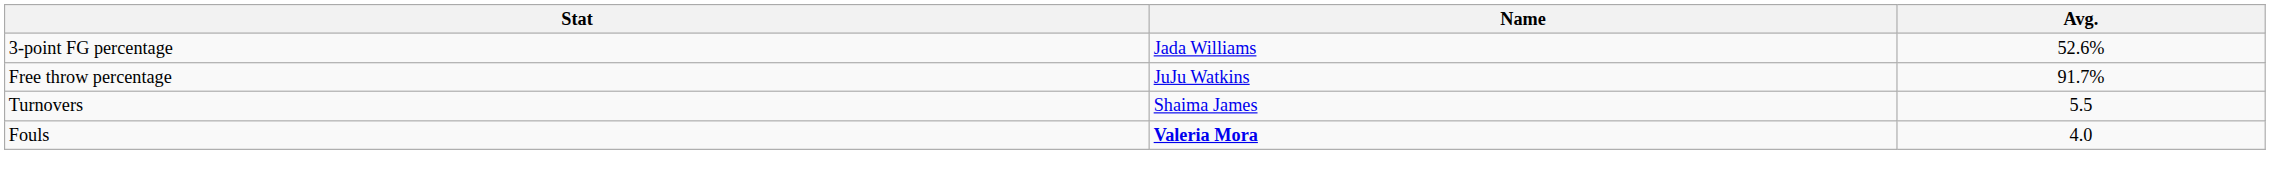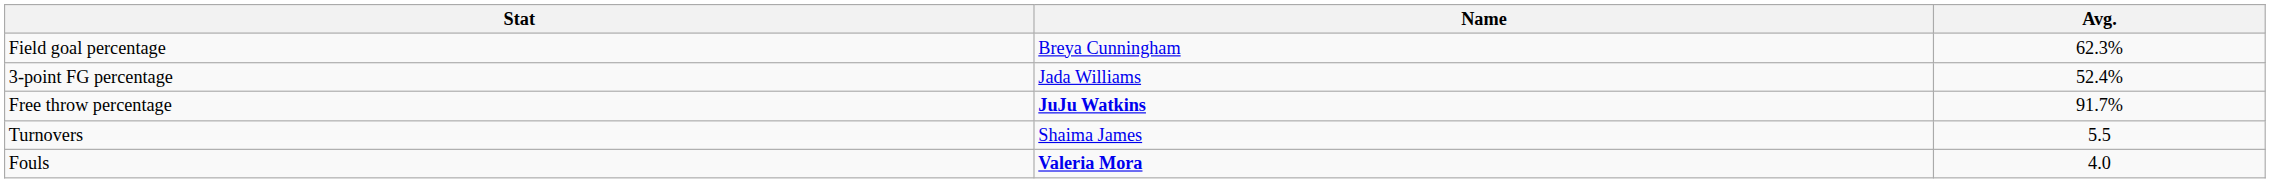+ row: (87, 47)
(2081, 47) 52.6% -> (2100, 76) 52.4%
(1202, 76) normal -> (1092, 105) bold
